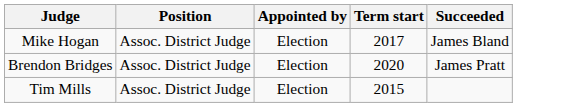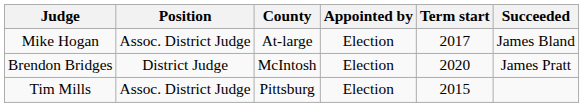+ column: (287, 16)
(185, 65) Assoc. District Judge -> (185, 65) District Judge
